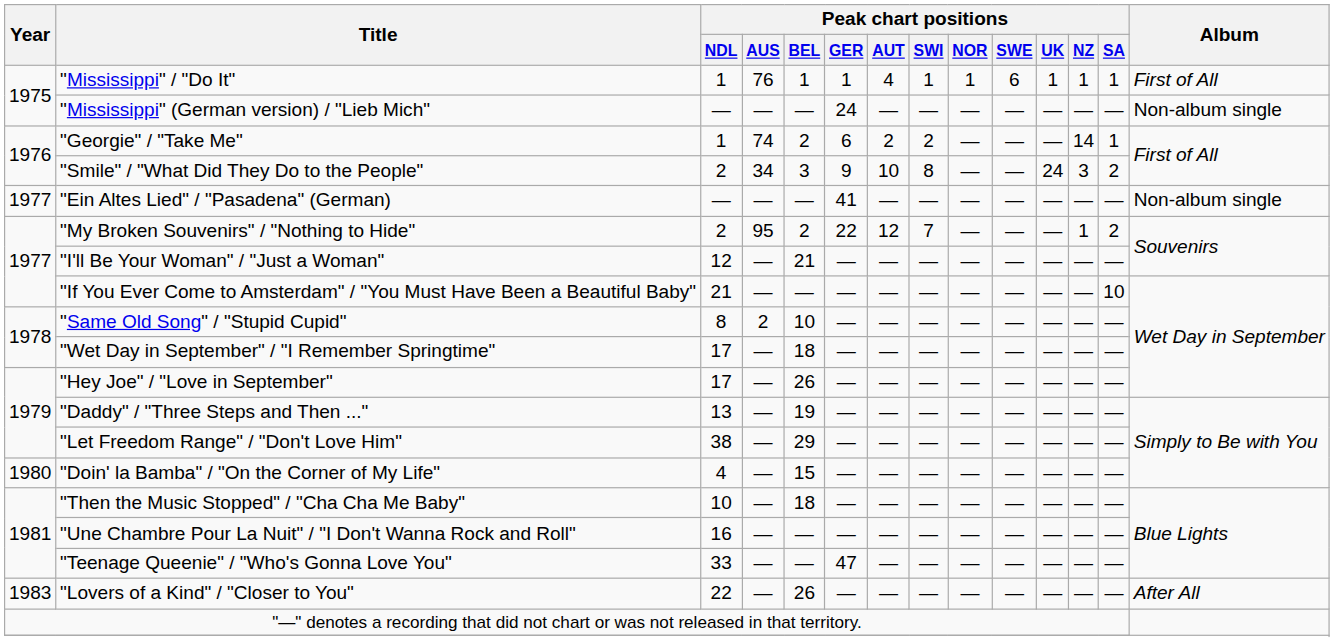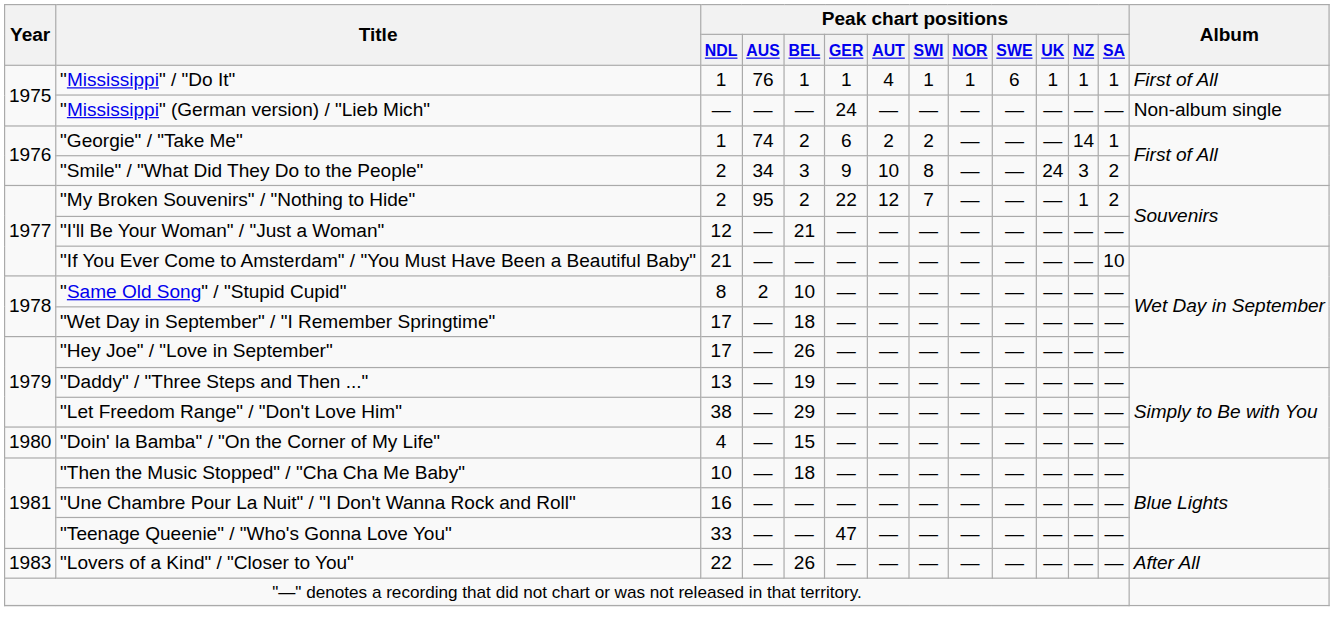- row: (226, 200)
